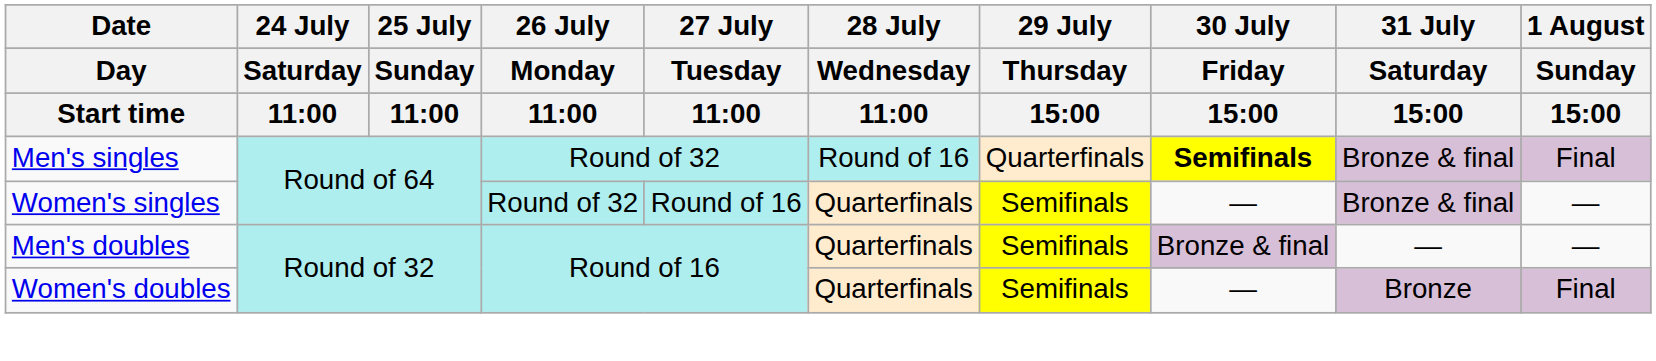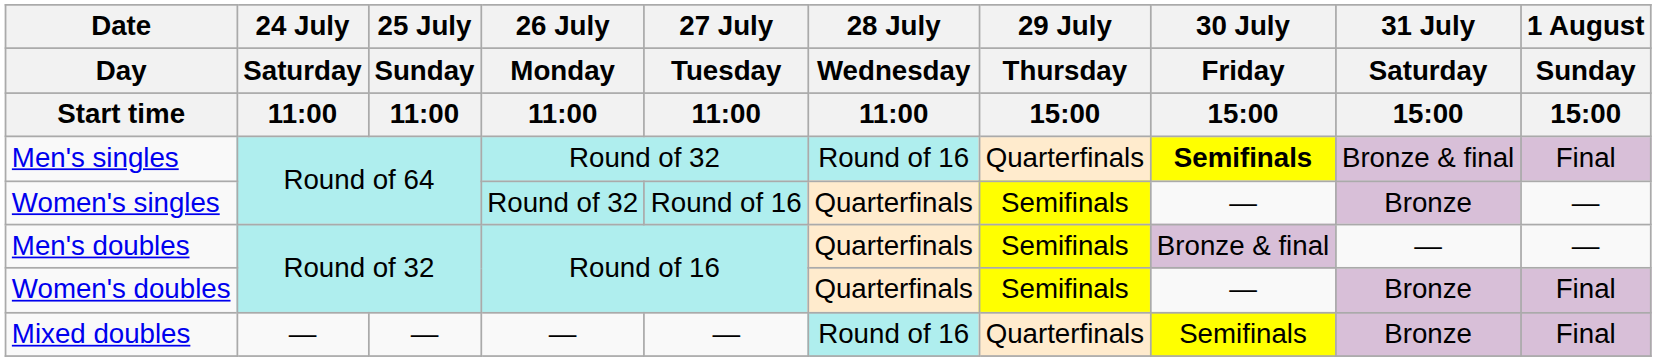(1428, 202) Bronze & final -> (1428, 202) Bronze
+ row: (101, 333)
